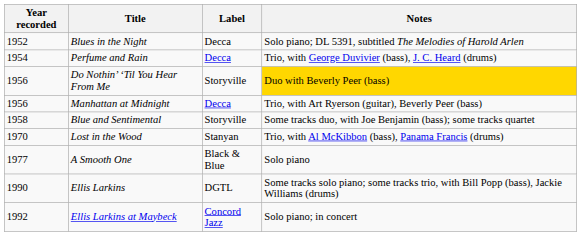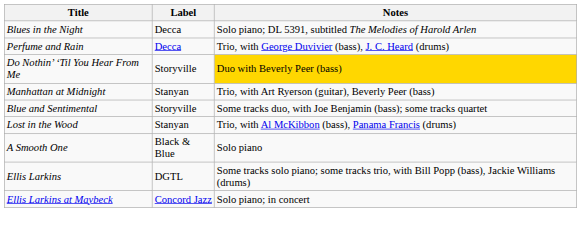- column: (36, 18)
(218, 103) Decca -> (172, 91) Stanyan
